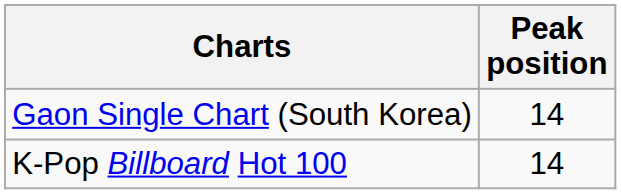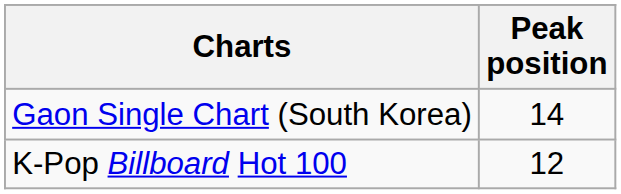(547, 163) 14 -> (547, 163) 12
